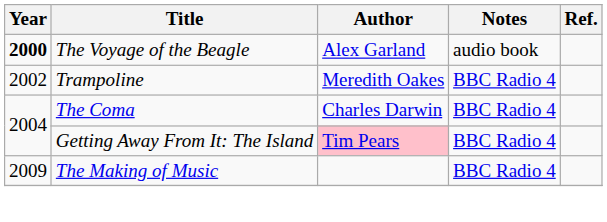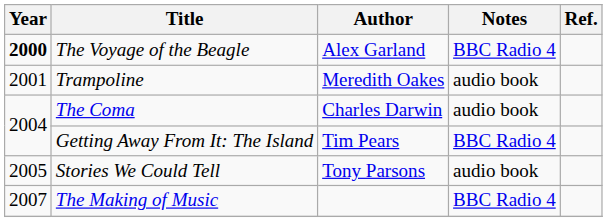(496, 49) audio book -> (504, 49) BBC Radio 4
(28, 79) 2002 -> (28, 79) 2001
(504, 79) BBC Radio 4 -> (496, 79) audio book
(504, 110) BBC Radio 4 -> (496, 110) audio book
(361, 140) pink background -> (361, 140) no background
+ row: (138, 170)
(28, 170) 2009 -> (28, 200) 2007
